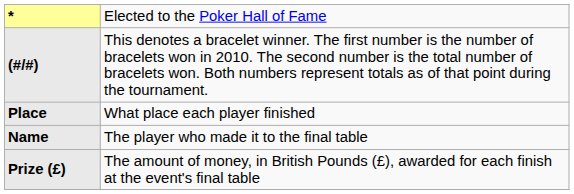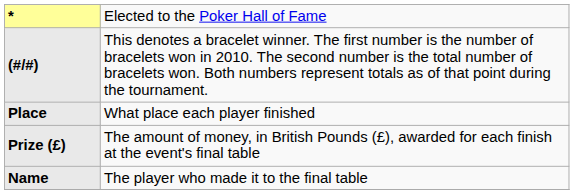rows swapped: (28, 137) <-> (37, 169)
